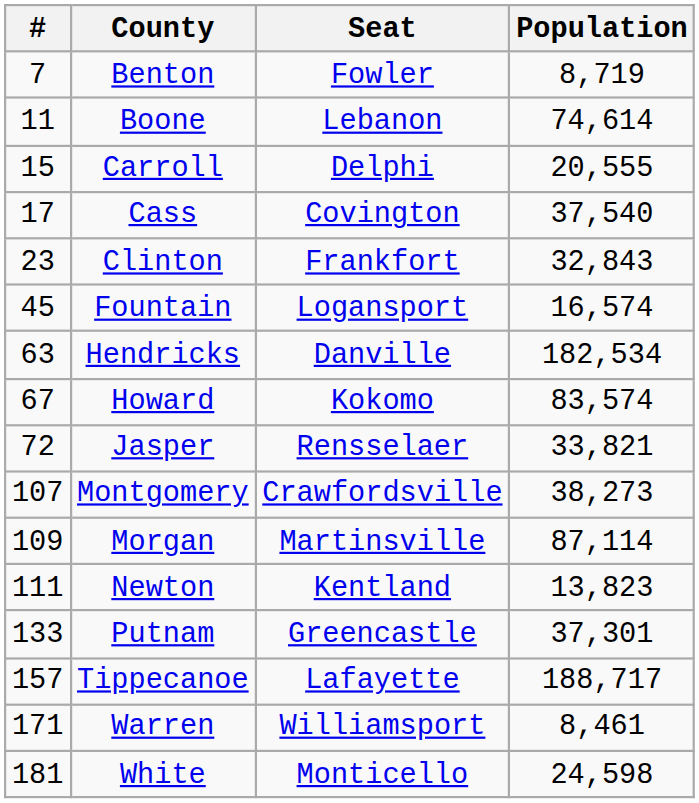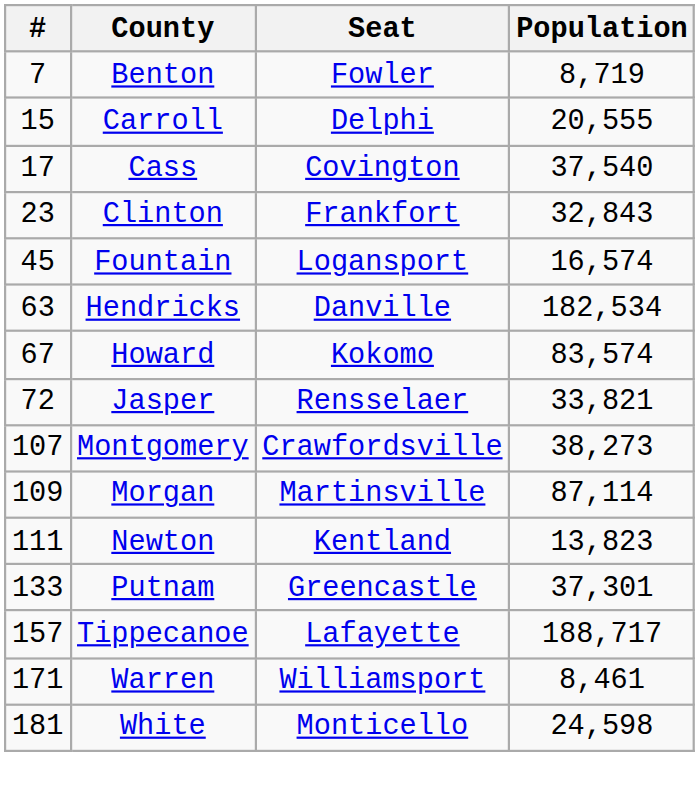- row: (163, 122)
